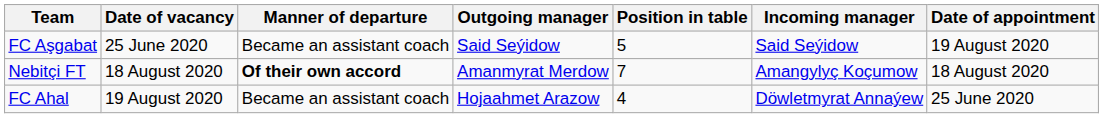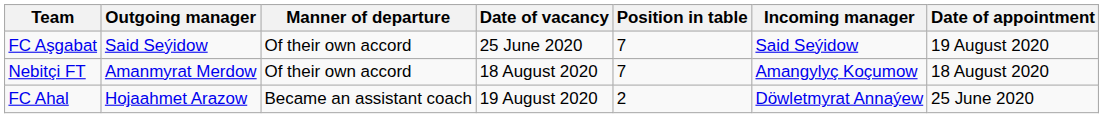columns swapped: (533, 17) <-> (169, 17)
(346, 44) Became an assistant coach -> (338, 44) Of their own accord
(621, 44) 5 -> (621, 44) 7
(321, 71) bold -> (338, 71) normal
(621, 98) 4 -> (621, 98) 2
